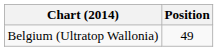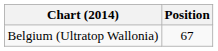(187, 35) 49 -> (187, 35) 67
